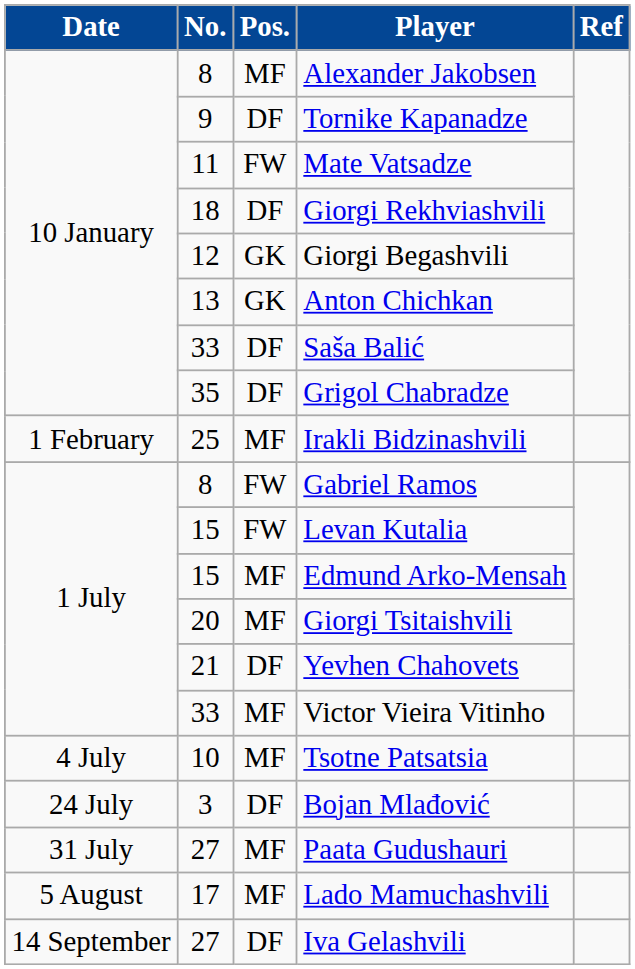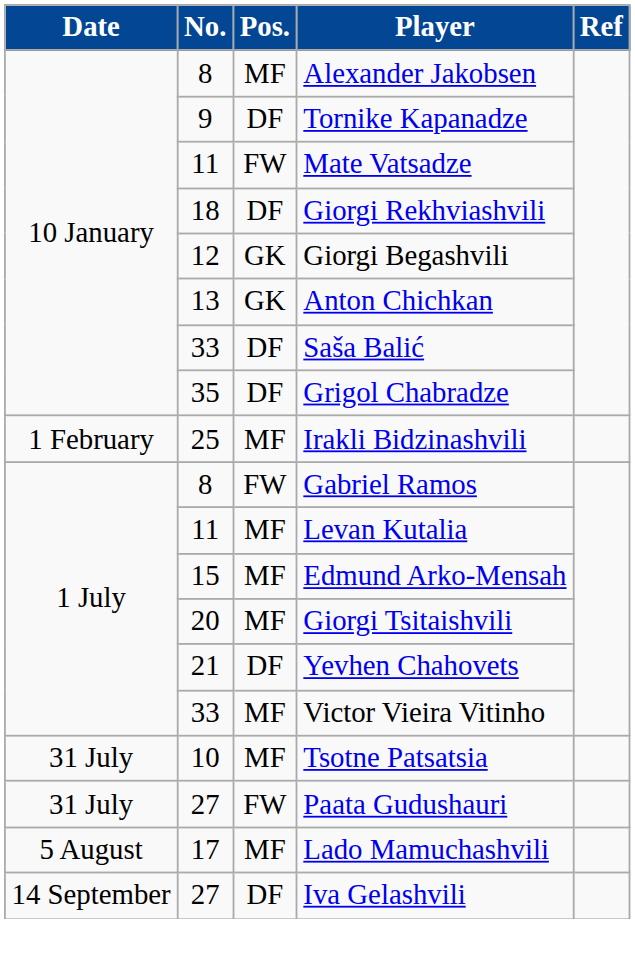(205, 529) 15 -> (205, 529) 11
(265, 529) FW -> (265, 529) MF
(91, 758) 4 July -> (91, 758) 31 July
- row: (397, 803)
(265, 849) MF -> (265, 803) FW
